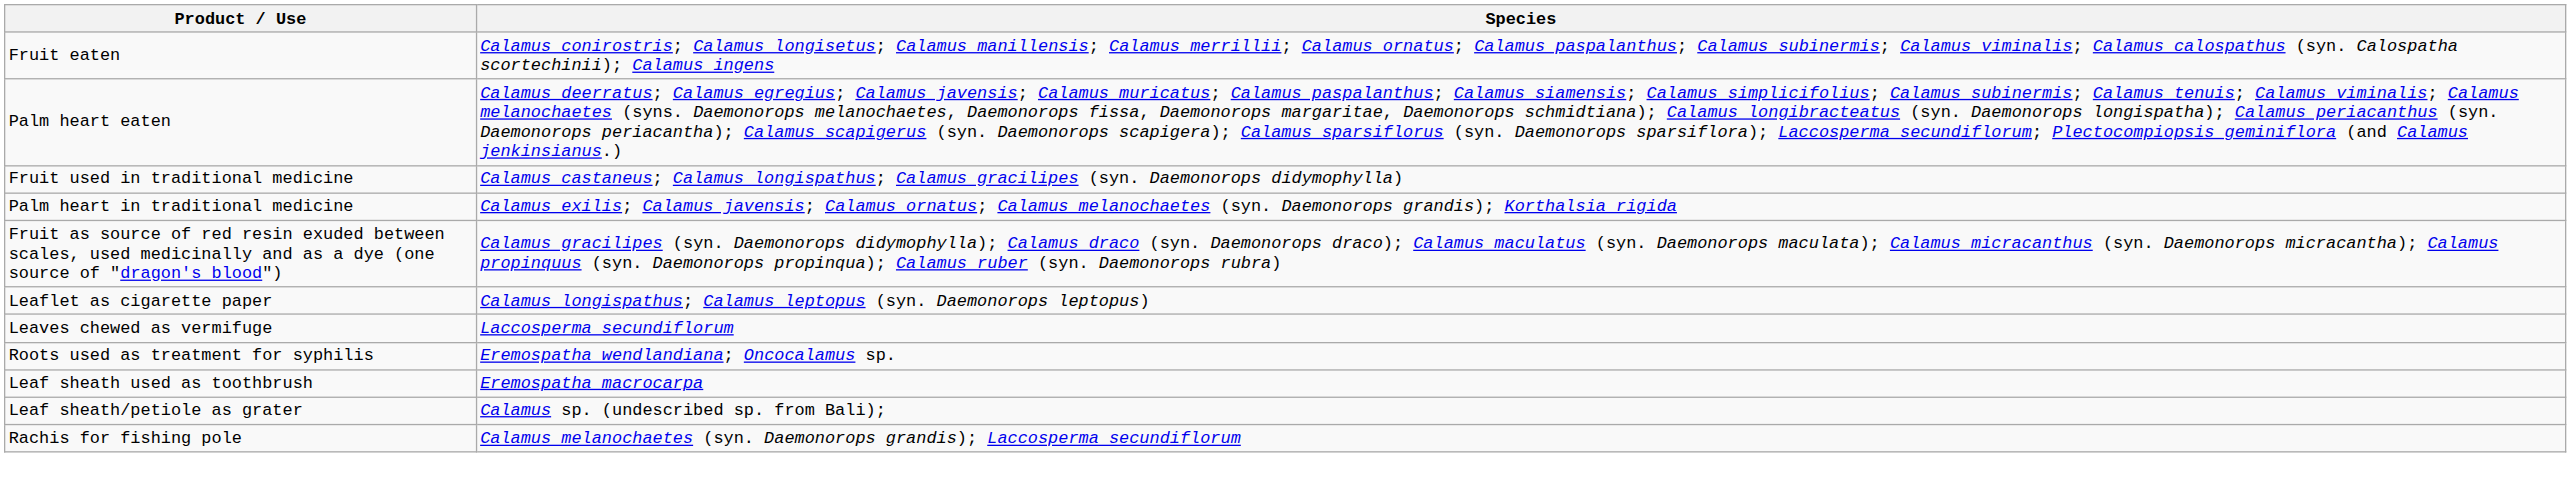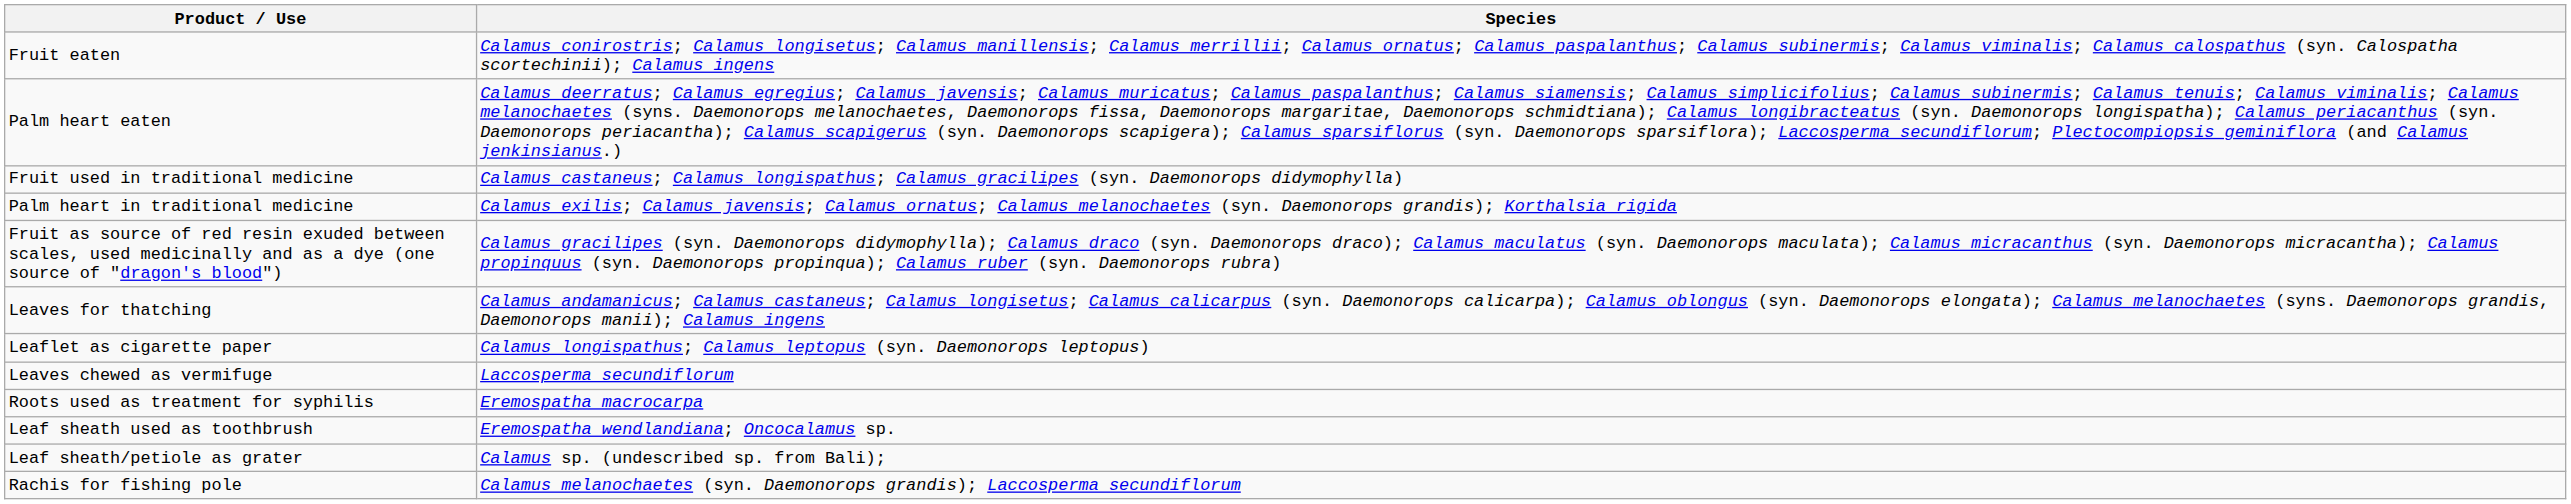+ row: (110, 310)
(688, 356) Eremospatha wendlandiana; Oncocalamus sp. -> (592, 403) Eremospatha macrocarpa
(592, 383) Eremospatha macrocarpa -> (688, 430) Eremospatha wendlandiana; Oncocalamus sp.
